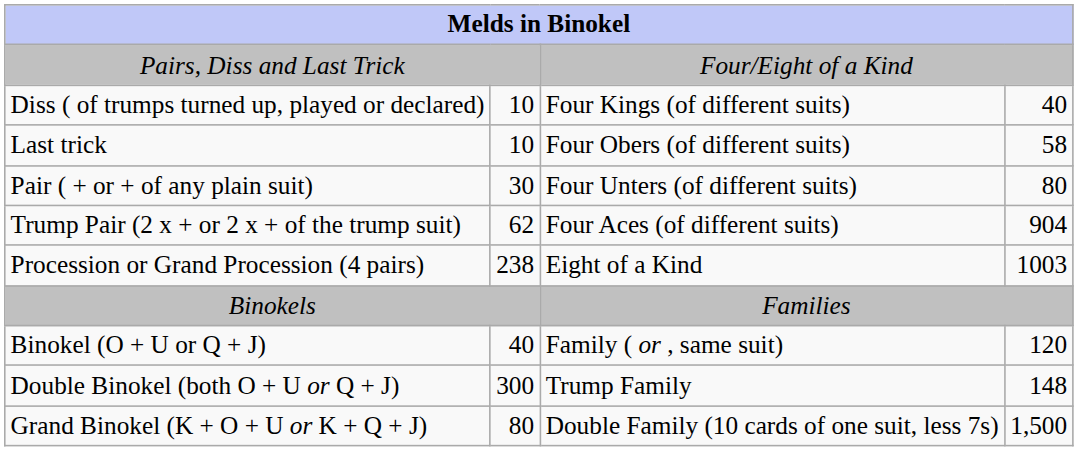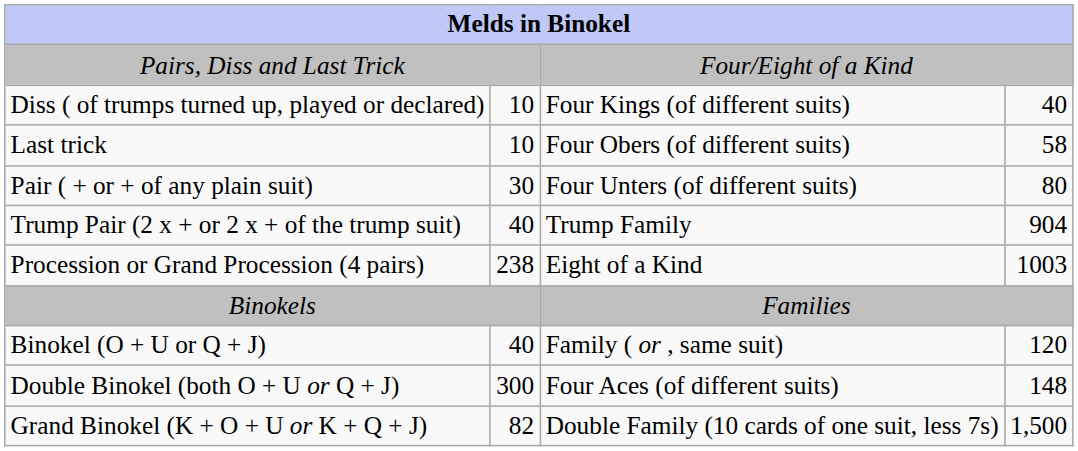(521, 225) 62 -> (521, 225) 40
(692, 225) Four Aces (of different suits) -> (619, 225) Trump Family
(619, 385) Trump Family -> (692, 385) Four Aces (of different suits)
(521, 425) 80 -> (521, 425) 82
